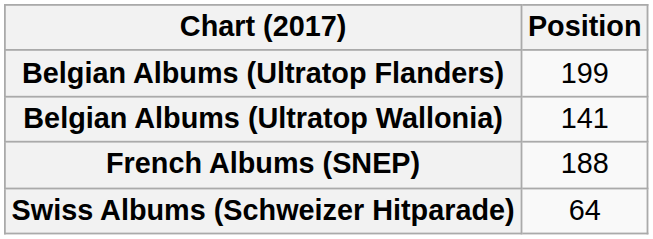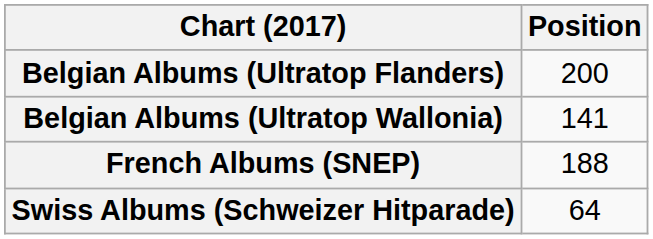(585, 73) 199 -> (585, 73) 200
